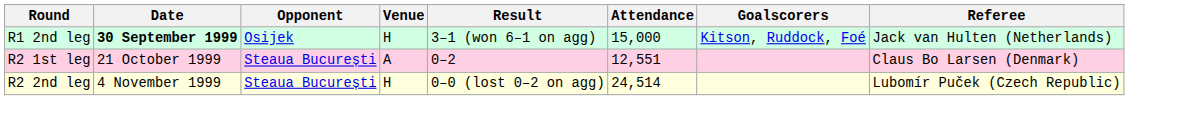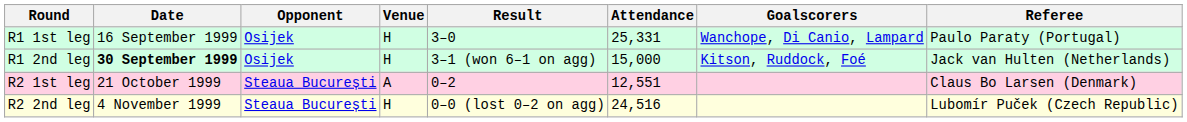+ row: (49, 38)
(636, 83) 24,514 -> (636, 106) 24,516
